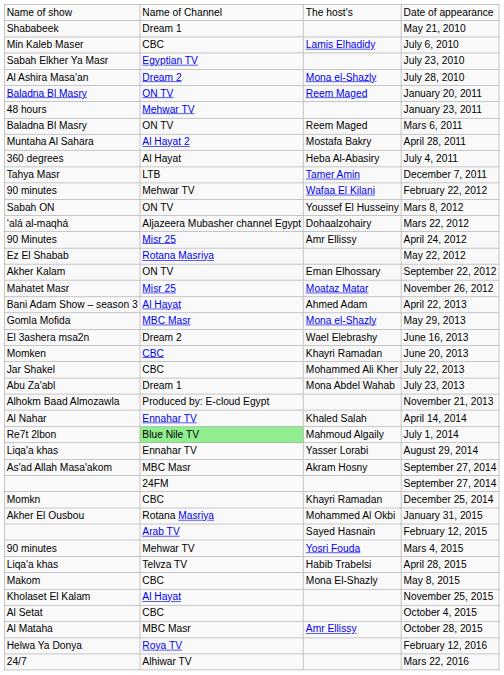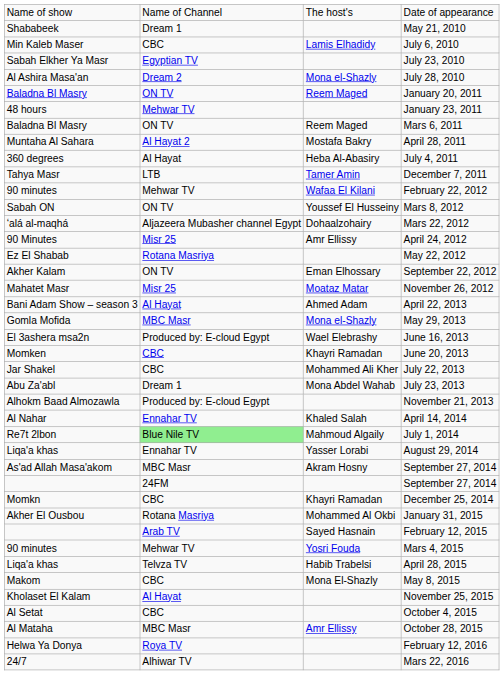(162, 337) Dream 2 -> (206, 337) Produced by: E-cloud Egypt
